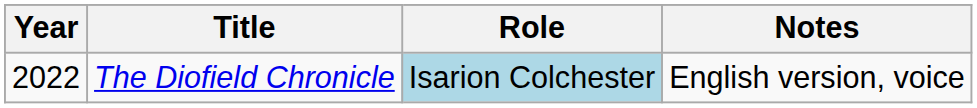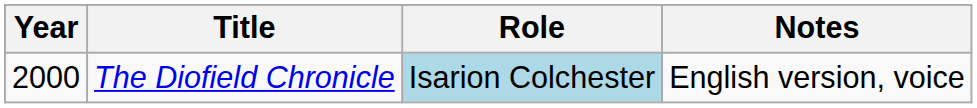(46, 77) 2022 -> (46, 77) 2000
